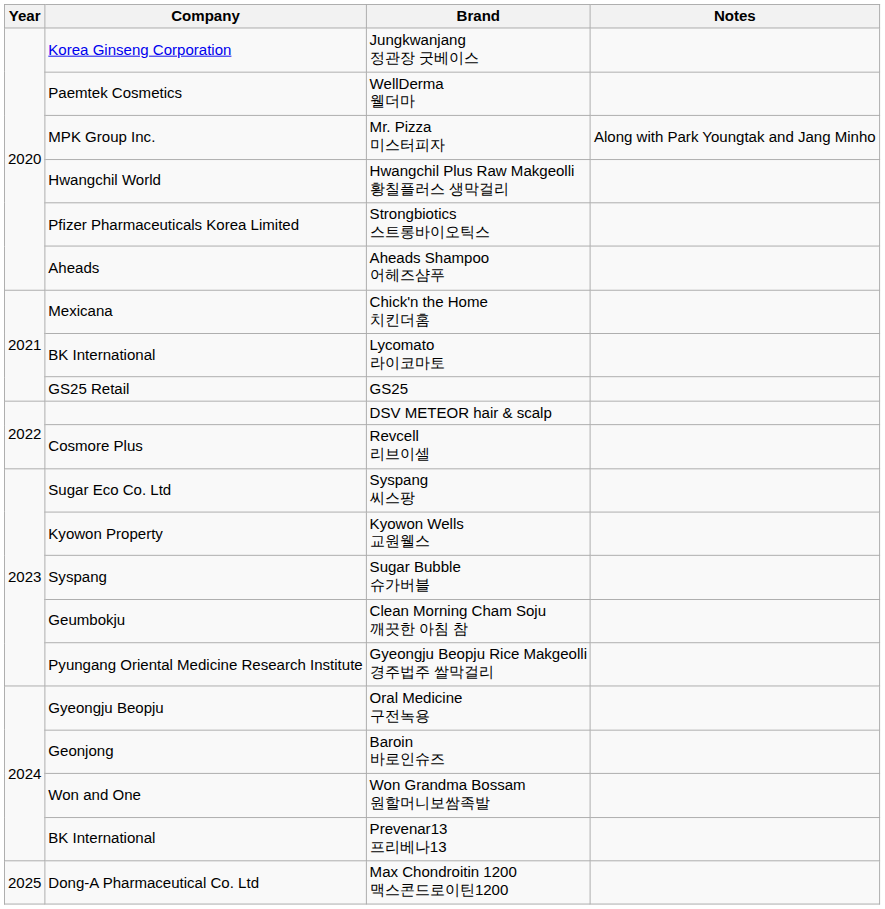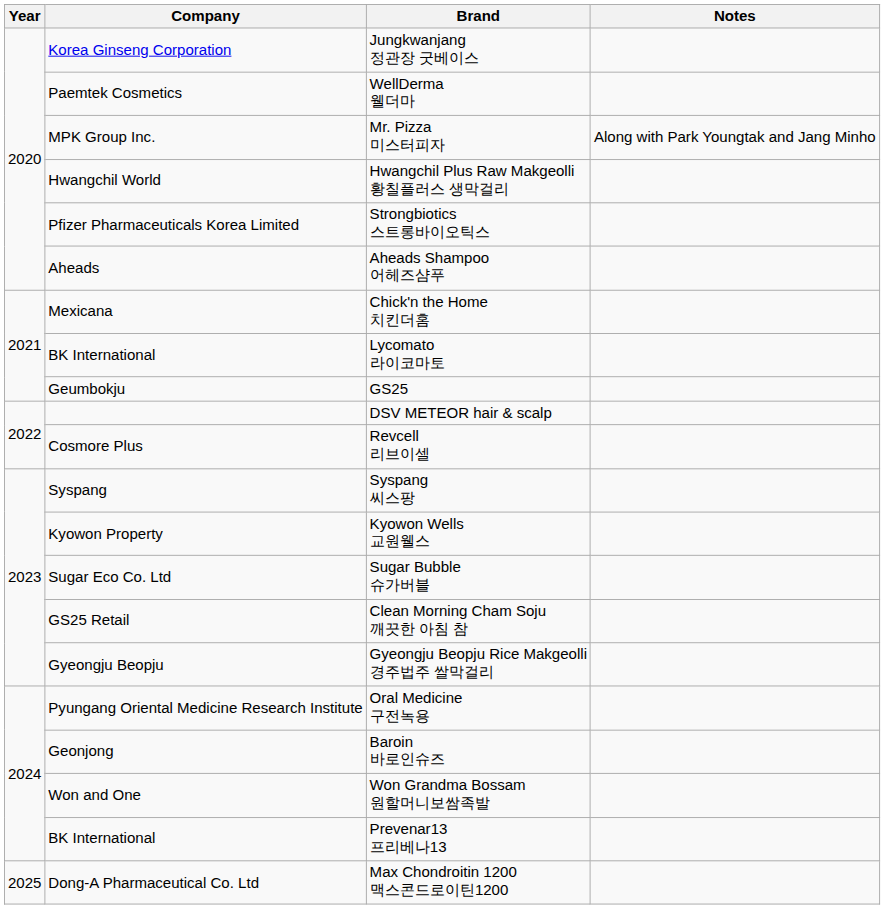(89, 389) GS25 Retail -> (87, 389) Geumbokju
(110, 490) Sugar Eco Co. Ltd -> (78, 490) Syspang
(78, 577) Syspang -> (110, 577) Sugar Eco Co. Ltd
(87, 620) Geumbokju -> (89, 620) GS25 Retail
(205, 664) Pyungang Oriental Medicine Research Institute -> (106, 664) Gyeongju Beopju
(106, 708) Gyeongju Beopju -> (205, 708) Pyungang Oriental Medicine Research Institute
